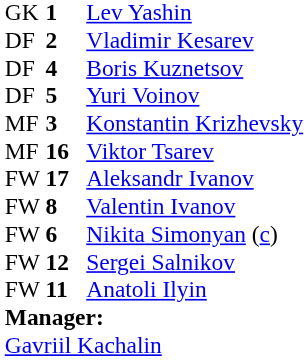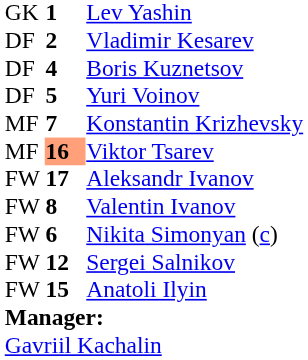(51, 123) 3 -> (51, 123) 7
(57, 151) no background -> (57, 151) lightsalmon background
(57, 289) 11 -> (57, 289) 15
